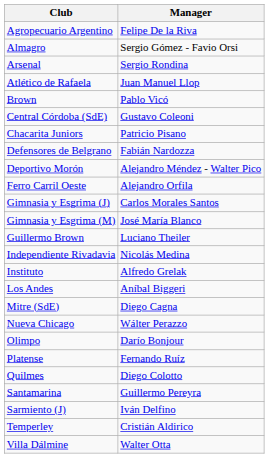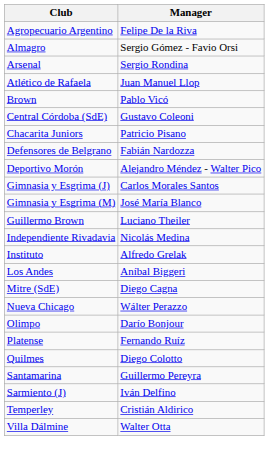- row: (46, 185)
